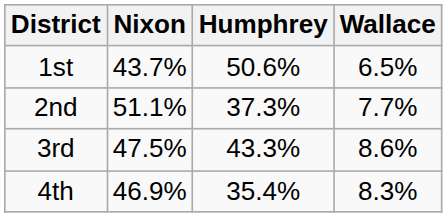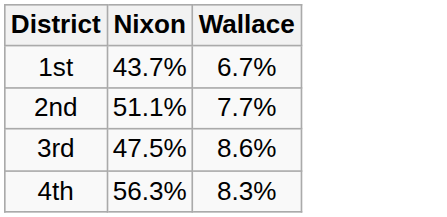- column: (263, 25)
(388, 66) 6.5% -> (247, 66) 6.7%
(150, 190) 46.9% -> (150, 190) 56.3%
